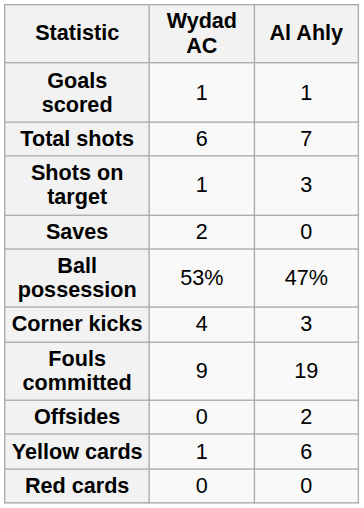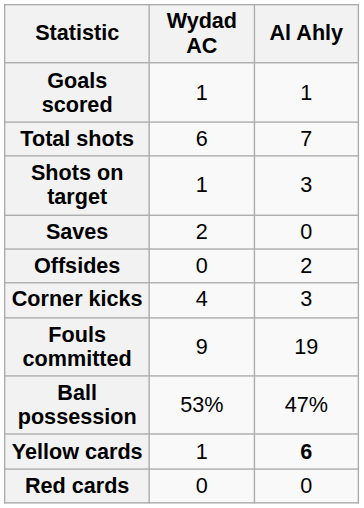rows swapped: (77, 277) <-> (77, 417)
(306, 451) normal -> (306, 451) bold
